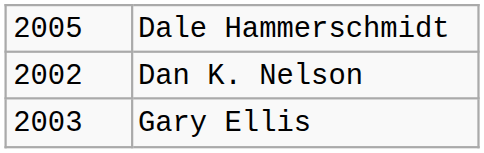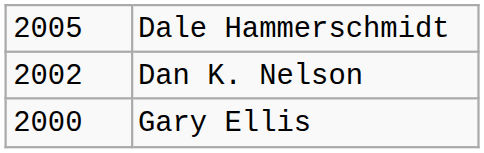(48, 123) 2003 -> (48, 123) 2000
